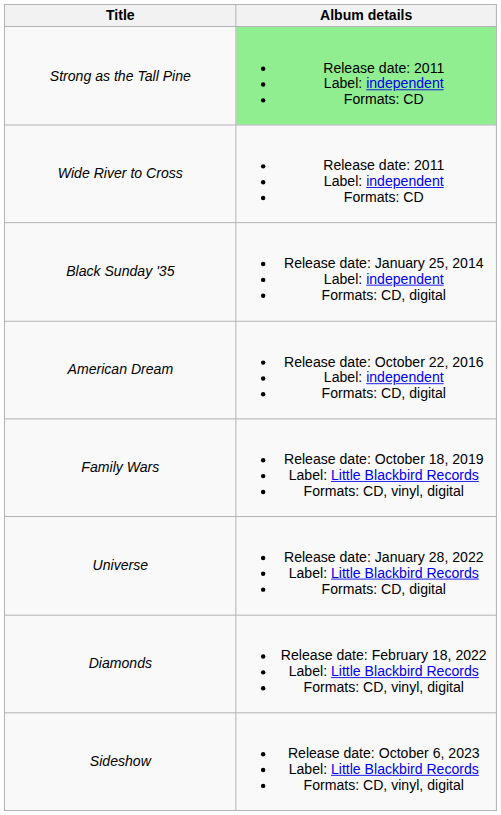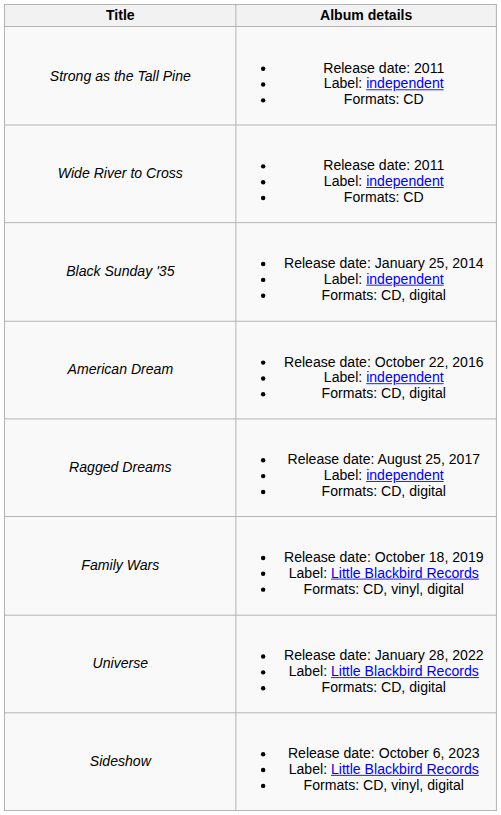(366, 84) lightgreen background -> (366, 84) no background
+ row: (120, 467)
- row: (120, 663)
